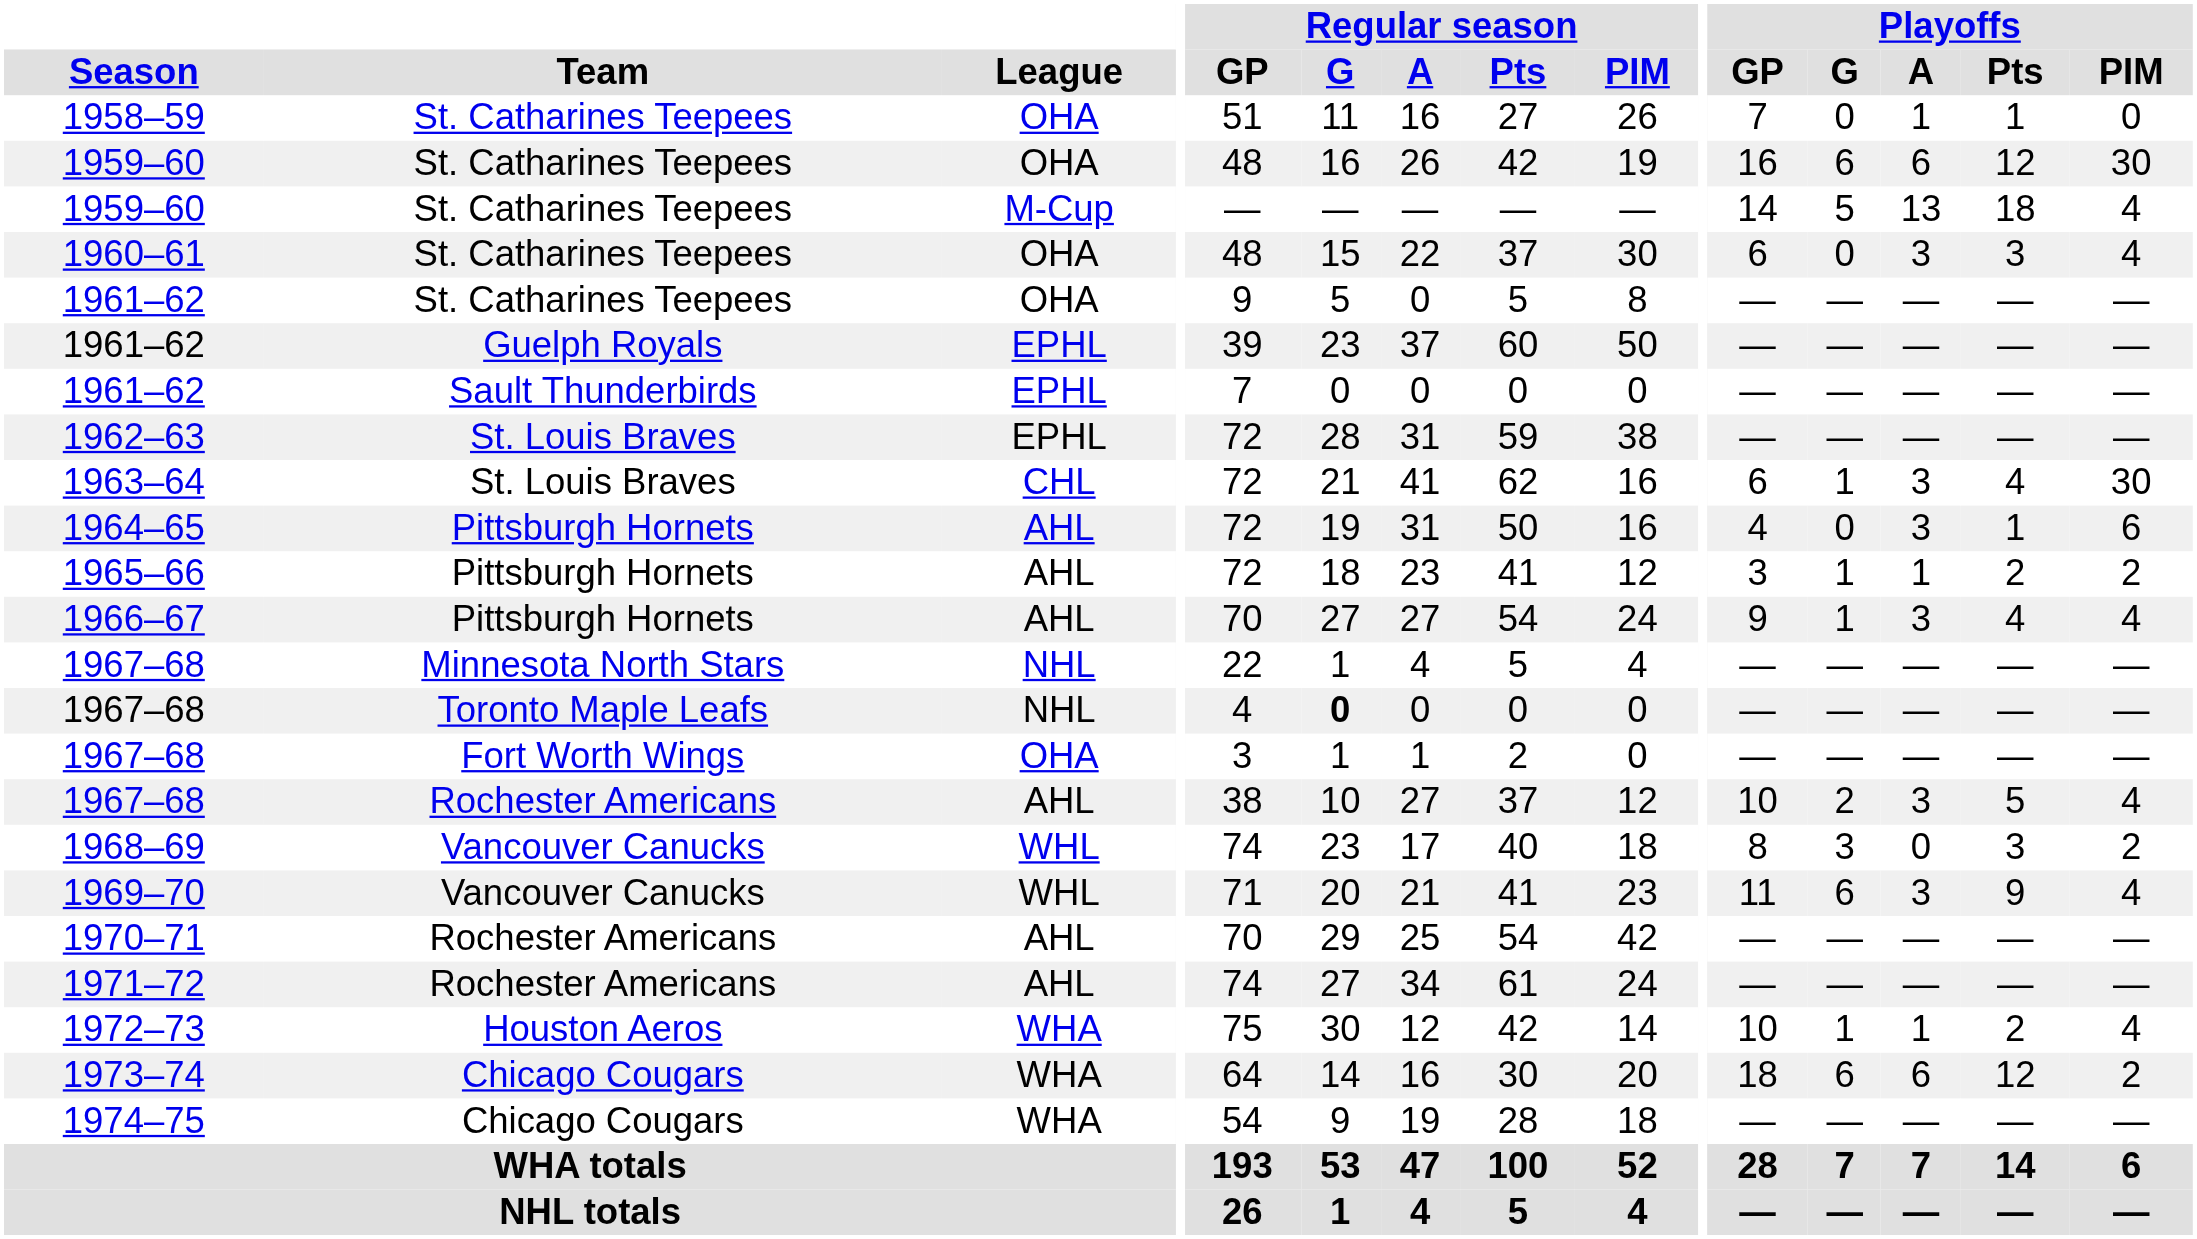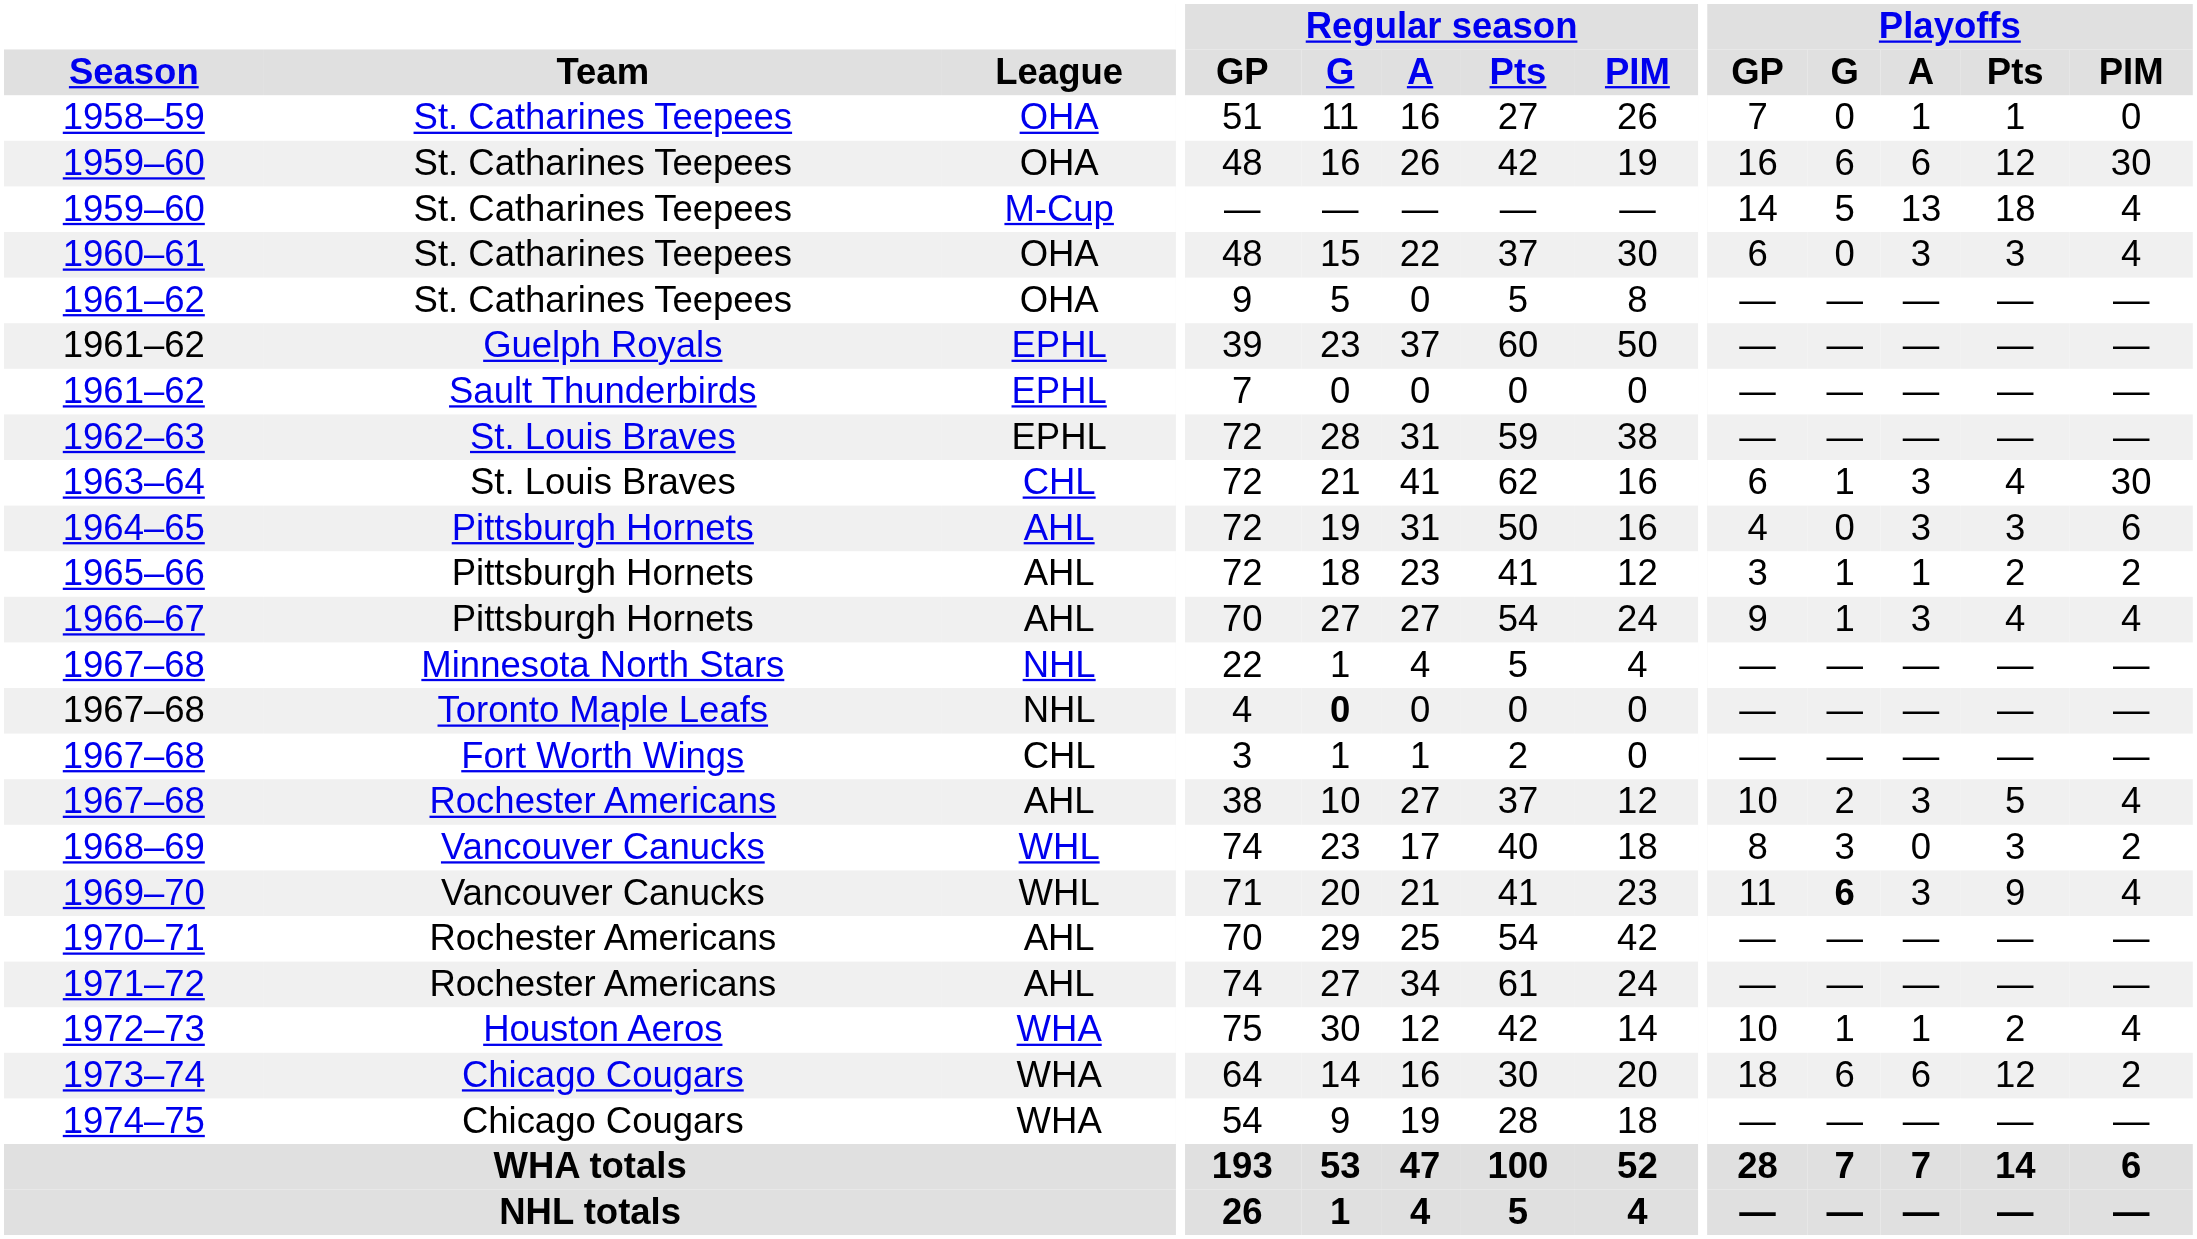(2015, 527) 1 -> (2015, 527) 3
(1059, 755) OHA -> (1059, 755) CHL
(1845, 892) normal -> (1845, 892) bold
